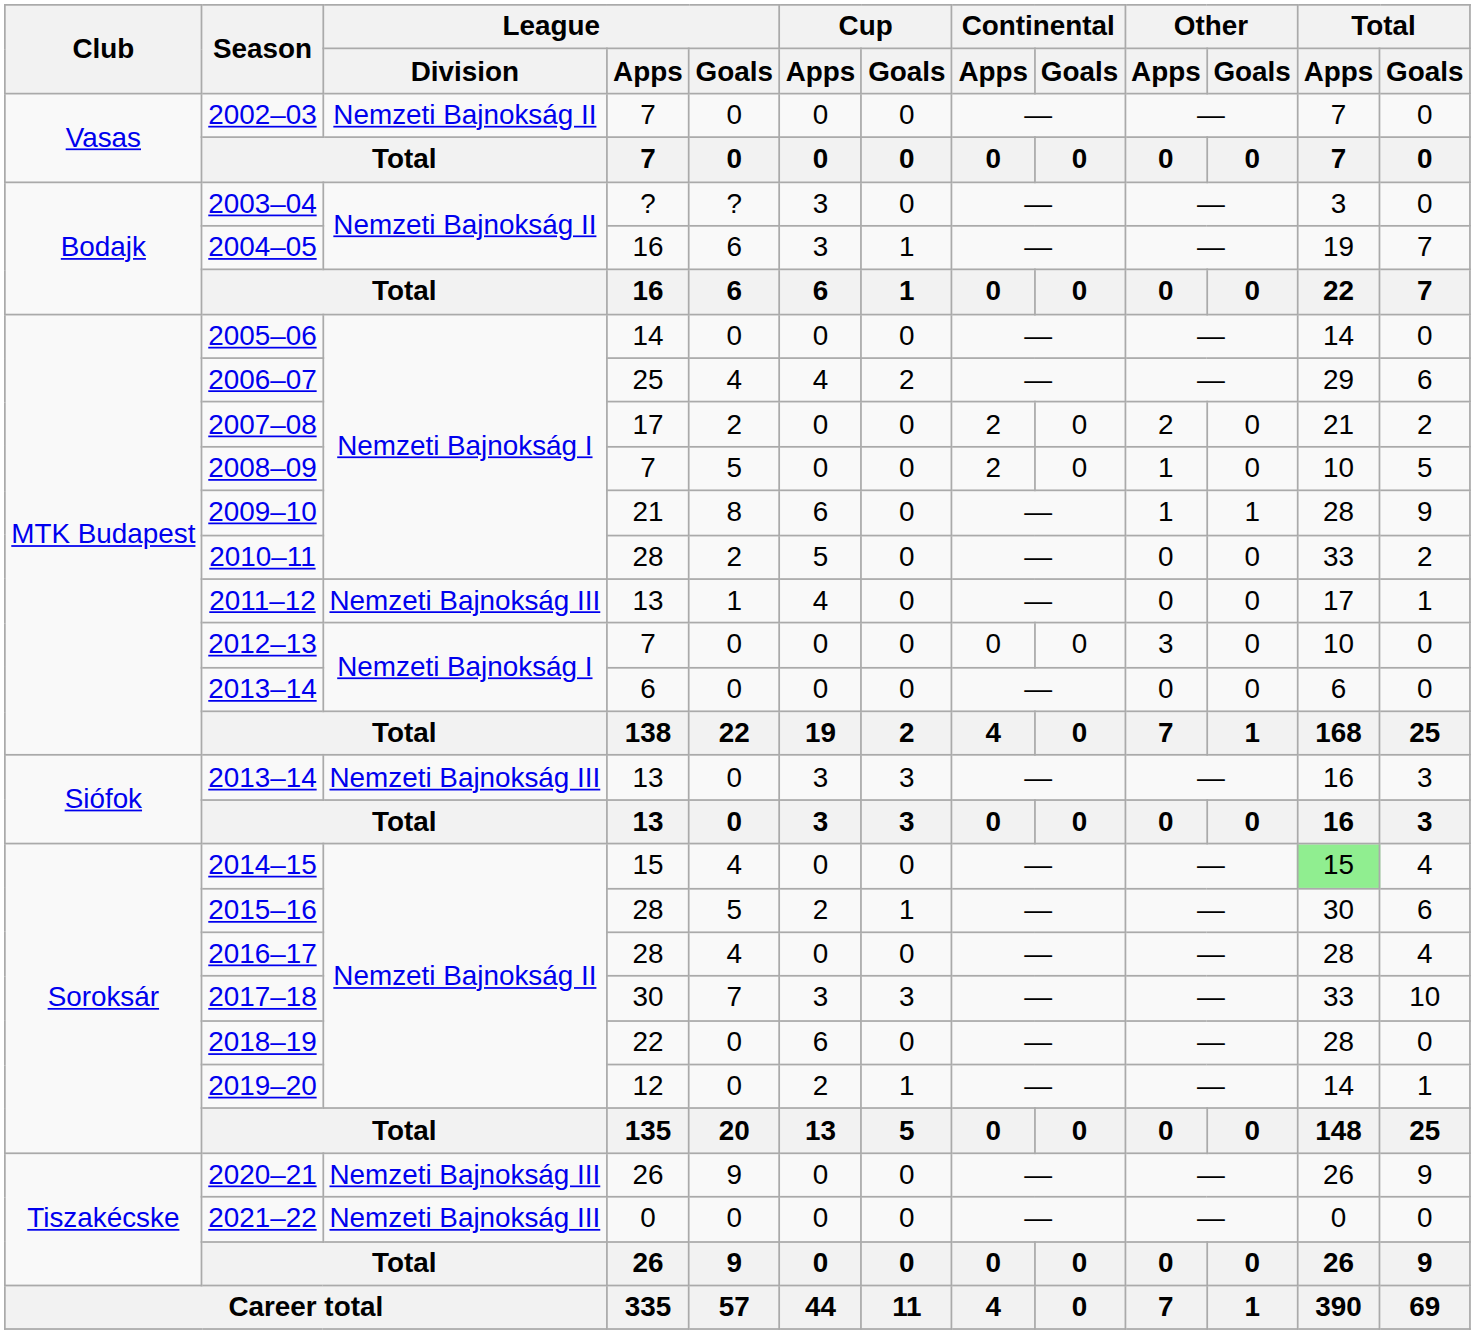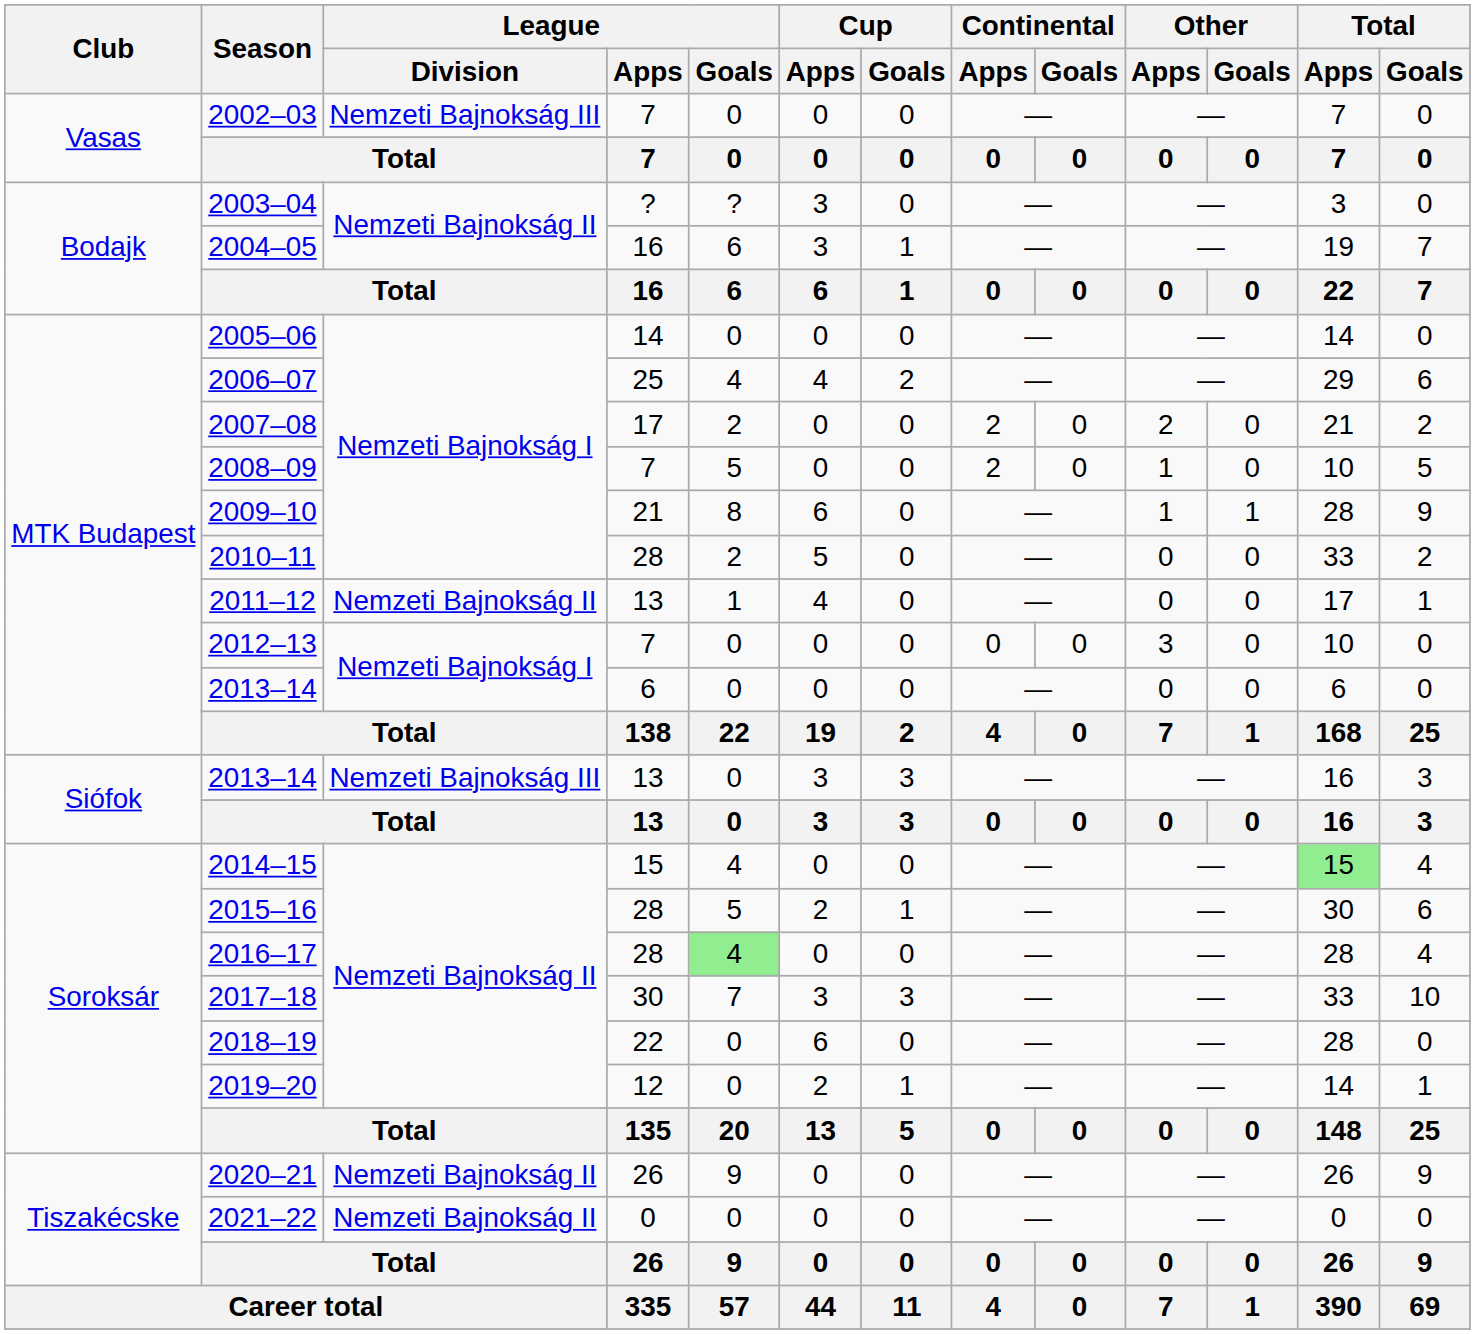(465, 114) Nemzeti Bajnokság II -> (465, 114) Nemzeti Bajnokság III
(465, 600) Nemzeti Bajnokság III -> (465, 600) Nemzeti Bajnokság II
(734, 953) no background -> (734, 953) lightgreen background
(465, 1174) Nemzeti Bajnokság III -> (465, 1174) Nemzeti Bajnokság II
(465, 1218) Nemzeti Bajnokság III -> (465, 1218) Nemzeti Bajnokság II
